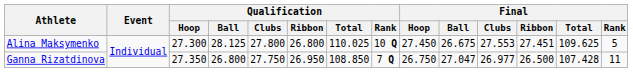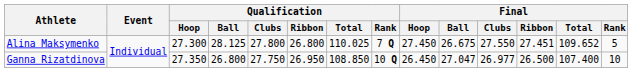(385, 43) 10 Q -> (385, 43) 7 Q
(498, 43) 27.553 -> (498, 43) 27.550
(579, 43) 109.625 -> (579, 43) 109.652
(385, 60) 7 Q -> (385, 60) 10 Q
(419, 60) 26.750 -> (419, 60) 26.450
(579, 60) 107.428 -> (579, 60) 107.400
(615, 60) 11 -> (615, 60) 10
